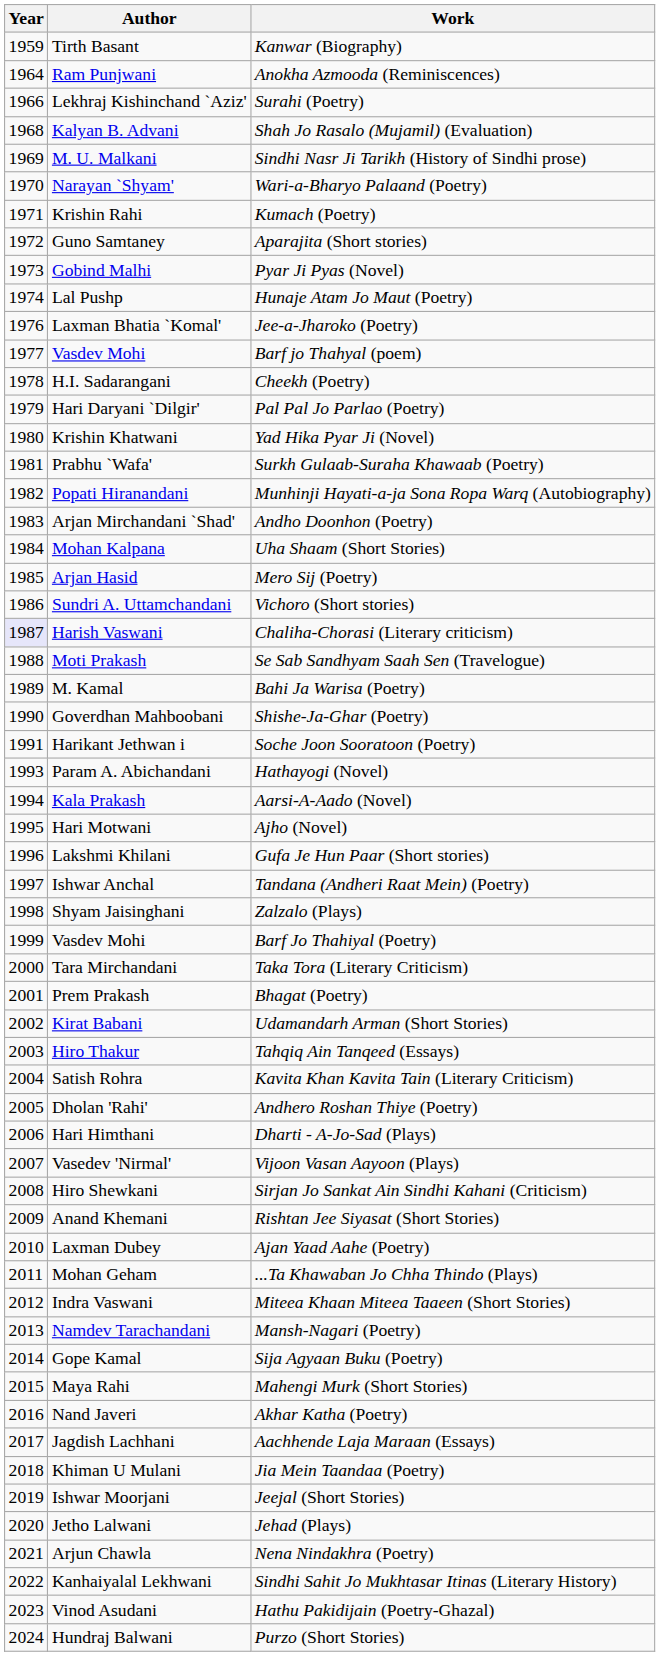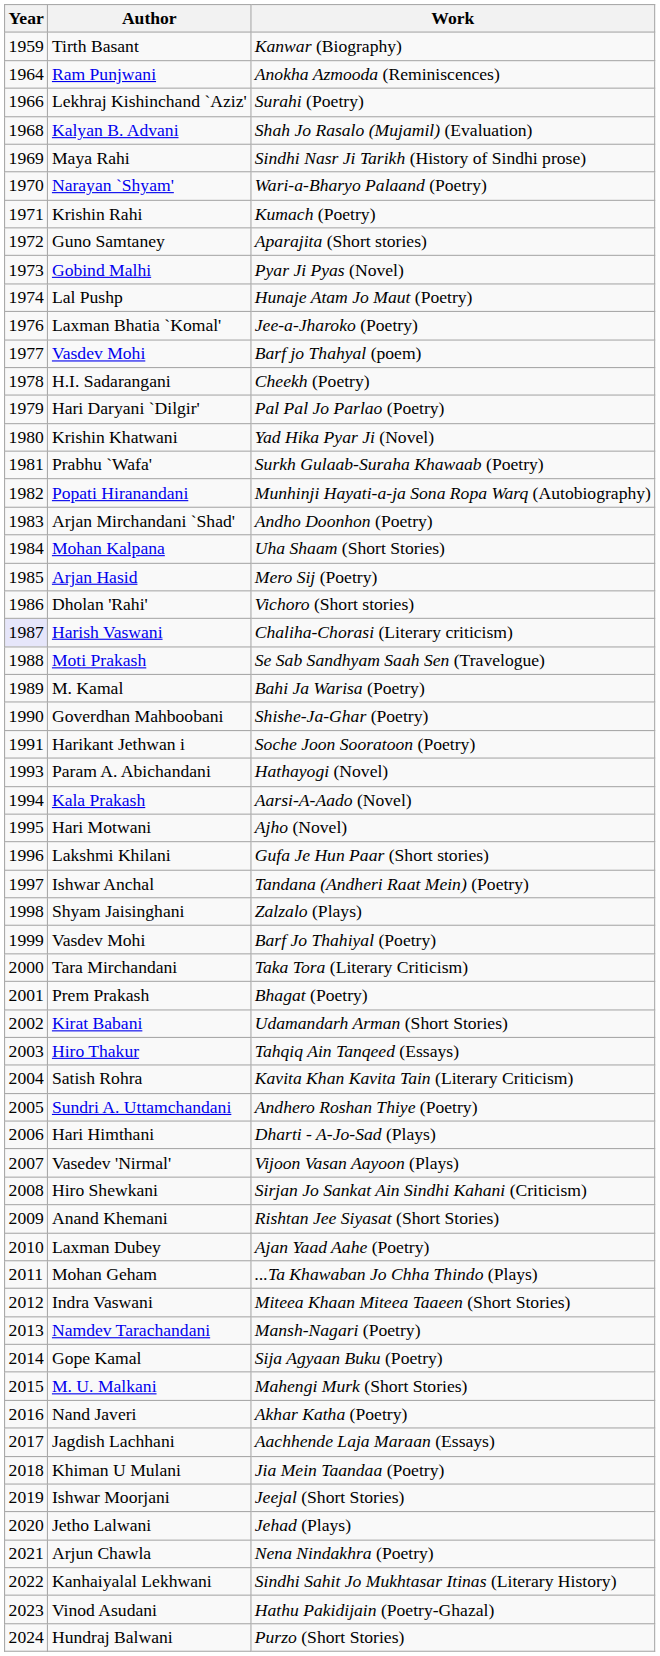(104, 158) M. U. Malkani -> (91, 158) Maya Rahi
(142, 604) Sundri A. Uttamchandani -> (100, 604) Dholan 'Rahi'
(100, 1107) Dholan 'Rahi' -> (142, 1107) Sundri A. Uttamchandani
(91, 1386) Maya Rahi -> (104, 1386) M. U. Malkani
